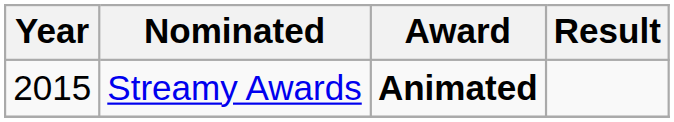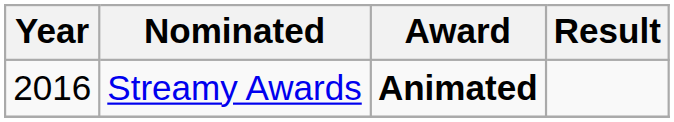(52, 87) 2015 -> (52, 87) 2016
